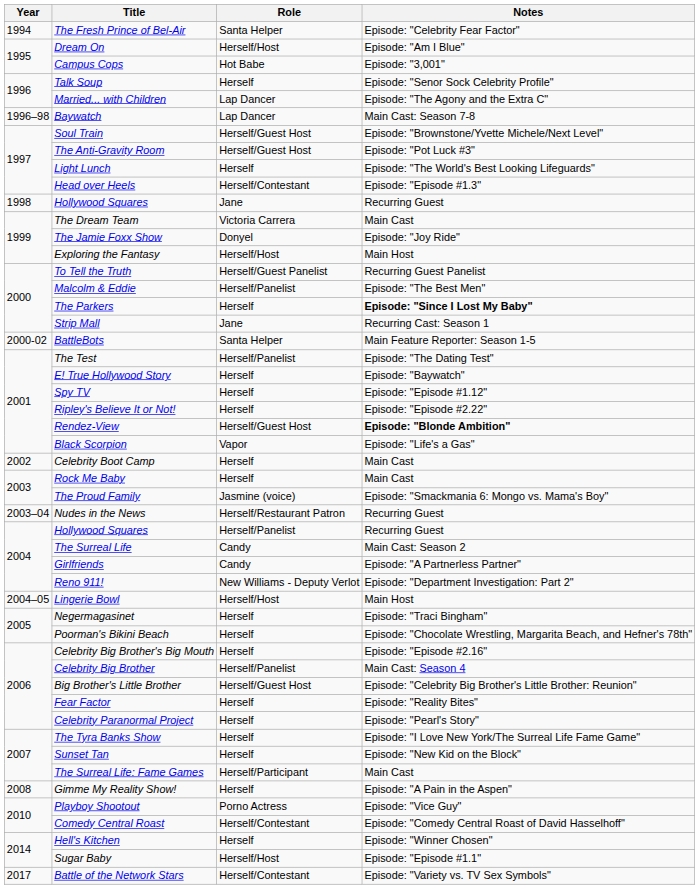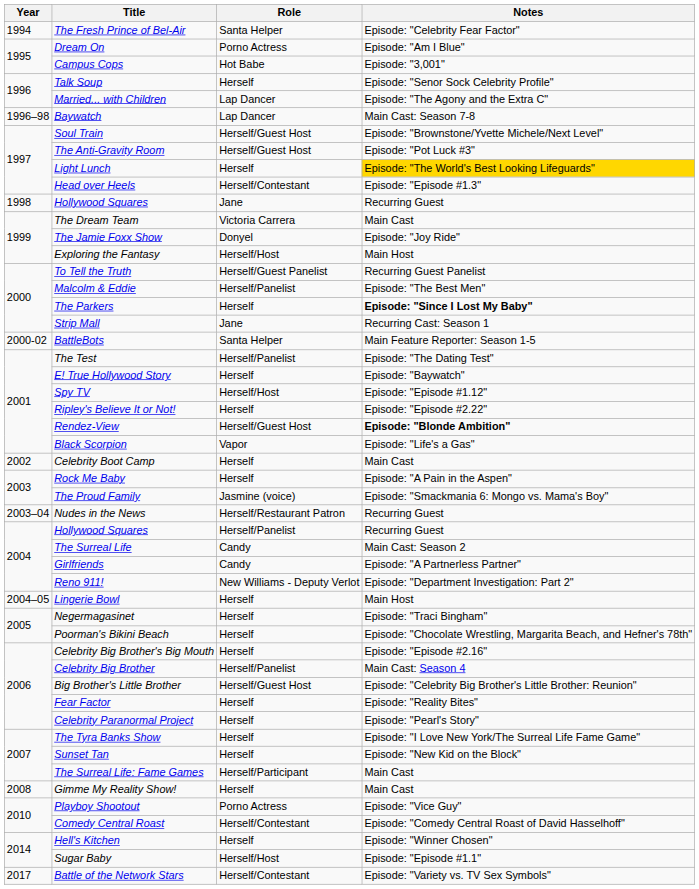(249, 47) Herself/Host -> (253, 47) Porno Actress
(480, 168) no background -> (480, 168) gold background
(236, 392) Herself -> (249, 392) Herself/Host
(389, 479) Main Cast -> (438, 479) Episode: "A Pain in the Aspen"
(249, 599) Herself/Host -> (236, 599) Herself
(438, 789) Episode: "A Pain in the Aspen" -> (389, 789) Main Cast
